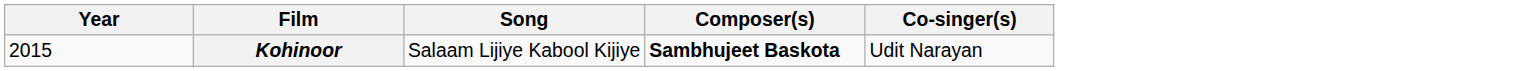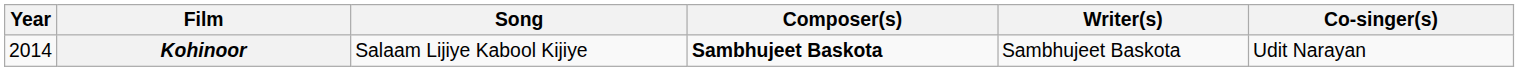+ column: (1123, 19)
(31, 50) 2015 -> (31, 50) 2014
